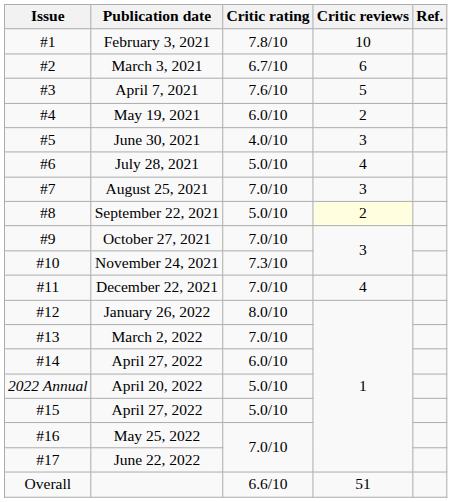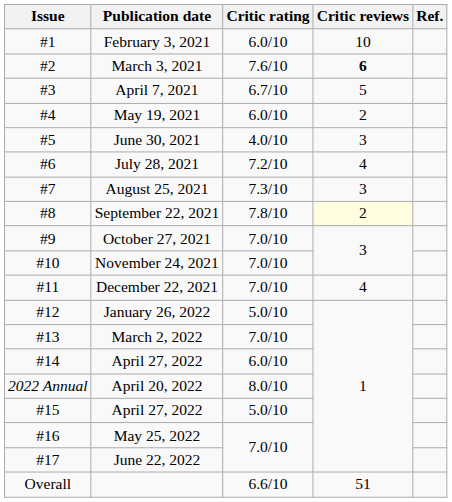(268, 41) 7.8/10 -> (268, 41) 6.0/10
(268, 66) 6.7/10 -> (268, 66) 7.6/10
(363, 66) normal -> (363, 66) bold
(268, 90) 7.6/10 -> (268, 90) 6.7/10
(268, 164) 5.0/10 -> (268, 164) 7.2/10
(268, 189) 7.0/10 -> (268, 189) 7.3/10
(268, 213) 5.0/10 -> (268, 213) 7.8/10
(268, 262) 7.3/10 -> (268, 262) 7.0/10
(268, 312) 8.0/10 -> (268, 312) 5.0/10
(268, 386) 5.0/10 -> (268, 386) 8.0/10
